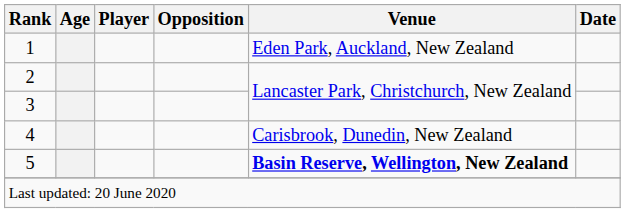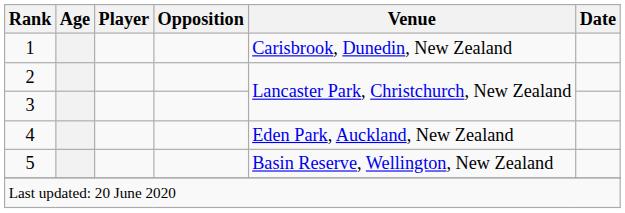(383, 47) Eden Park, Auckland, New Zealand -> (382, 47) Carisbrook, Dunedin, New Zealand
(382, 134) Carisbrook, Dunedin, New Zealand -> (383, 134) Eden Park, Auckland, New Zealand
(410, 163) bold -> (403, 163) normal
